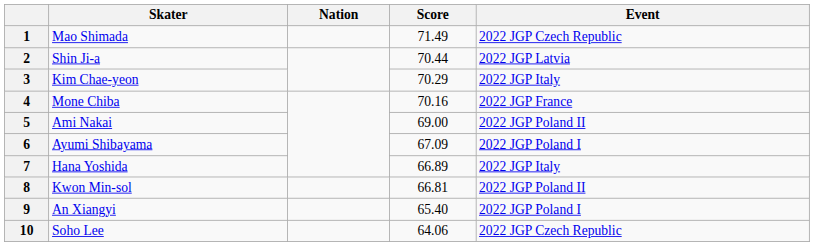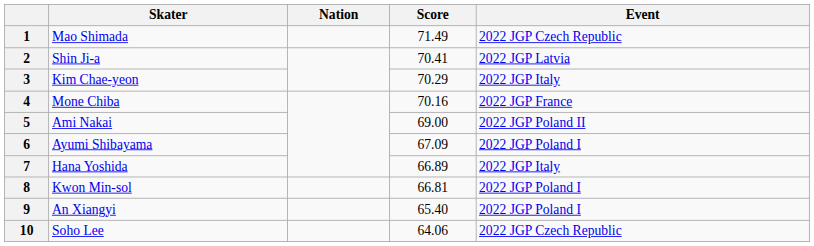(433, 58) 70.44 -> (433, 58) 70.41
(532, 187) 2022 JGP Poland II -> (530, 187) 2022 JGP Poland I
